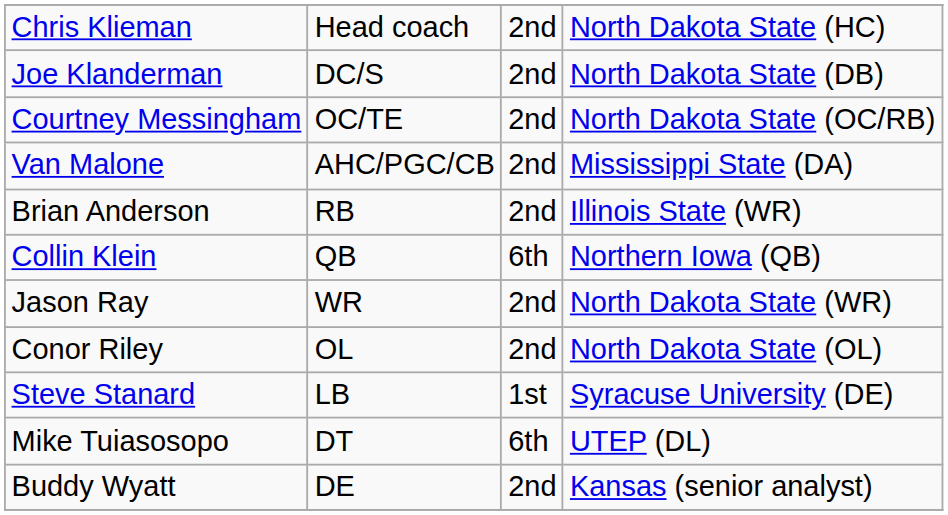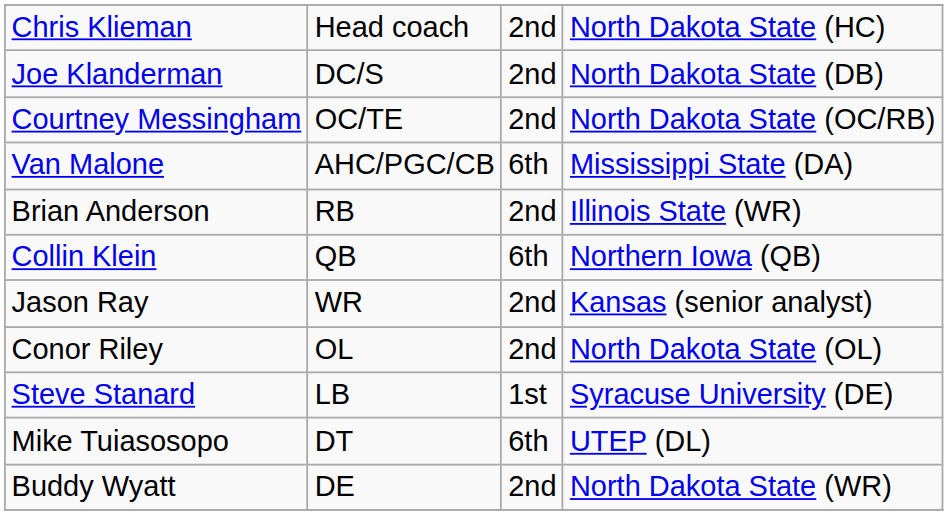(532, 165) 2nd -> (528, 165) 6th
(731, 303) North Dakota State (WR) -> (721, 303) Kansas (senior analyst)
(721, 486) Kansas (senior analyst) -> (731, 486) North Dakota State (WR)
